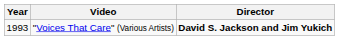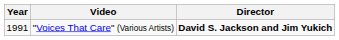(17, 27) 1993 -> (17, 27) 1991
